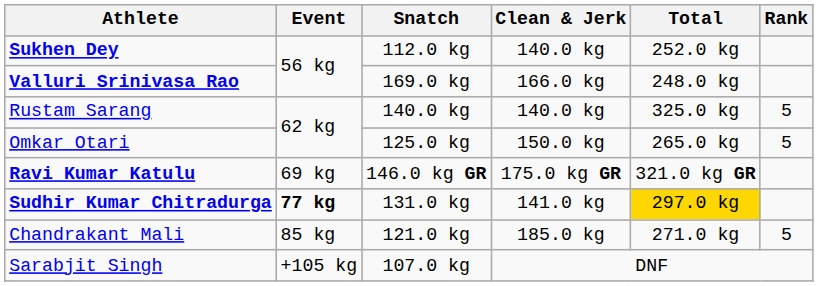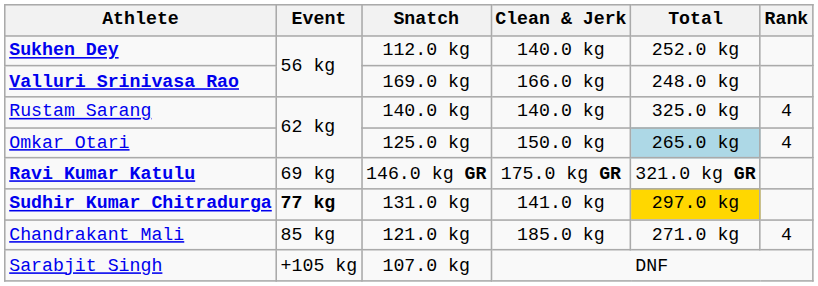(786, 112) 5 -> (786, 112) 4
(696, 142) no background -> (696, 142) lightblue background
(786, 142) 5 -> (786, 142) 4
(786, 234) 5 -> (786, 234) 4
